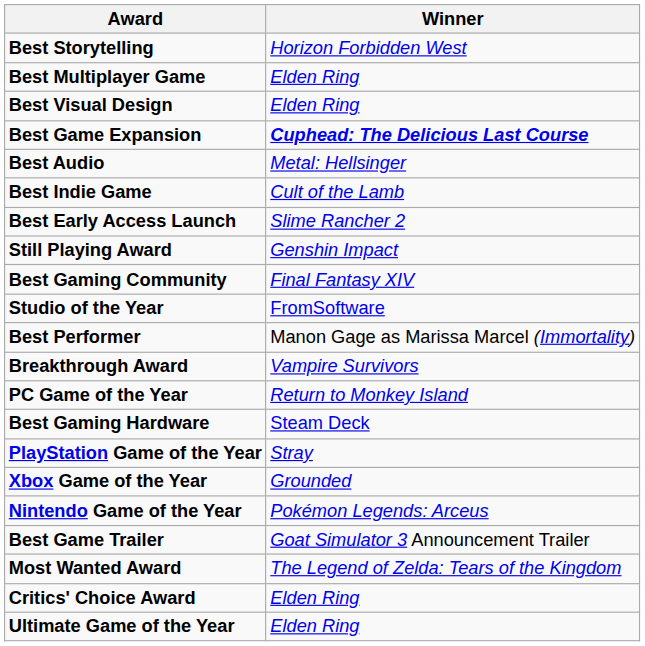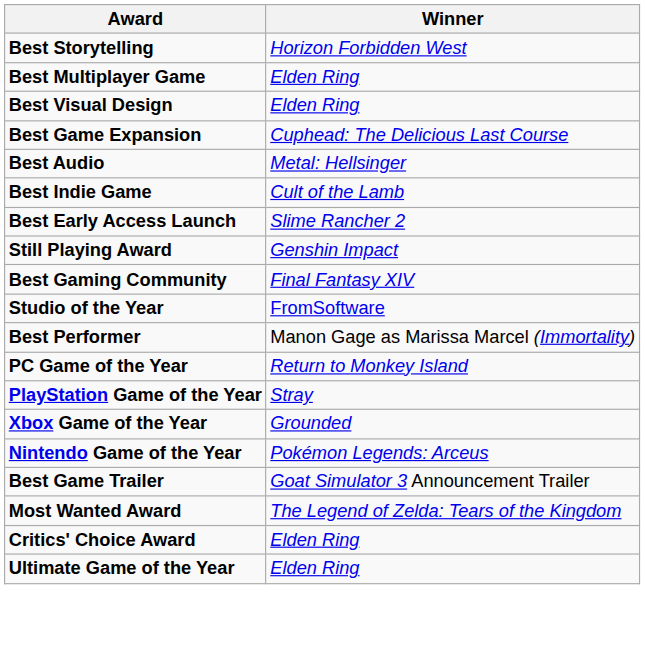(429, 134) bold -> (419, 134) normal
- row: (98, 366)
- row: (109, 423)
